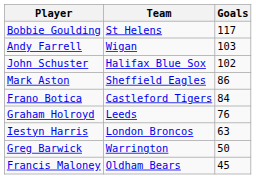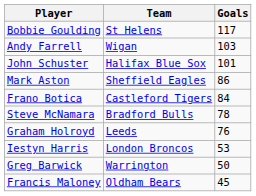(227, 64) 102 -> (227, 64) 101
+ row: (51, 115)
(223, 132) 63 -> (223, 148) 53
